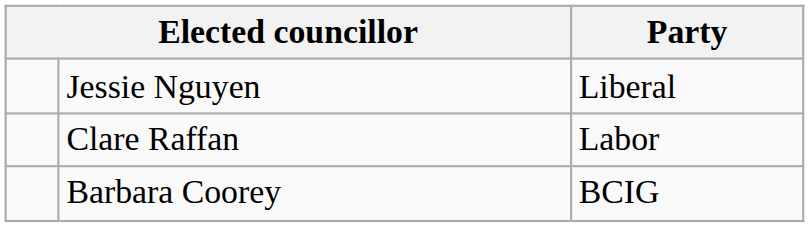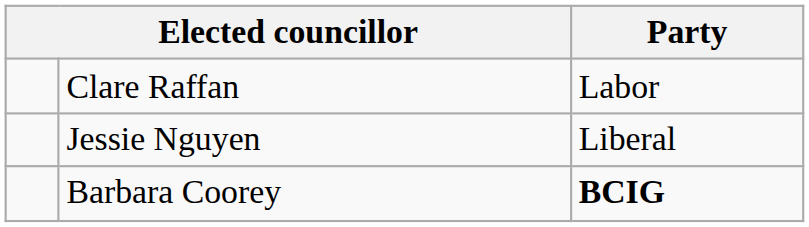rows swapped: (153, 139) <-> (163, 85)
(619, 192) normal -> (622, 192) bold
